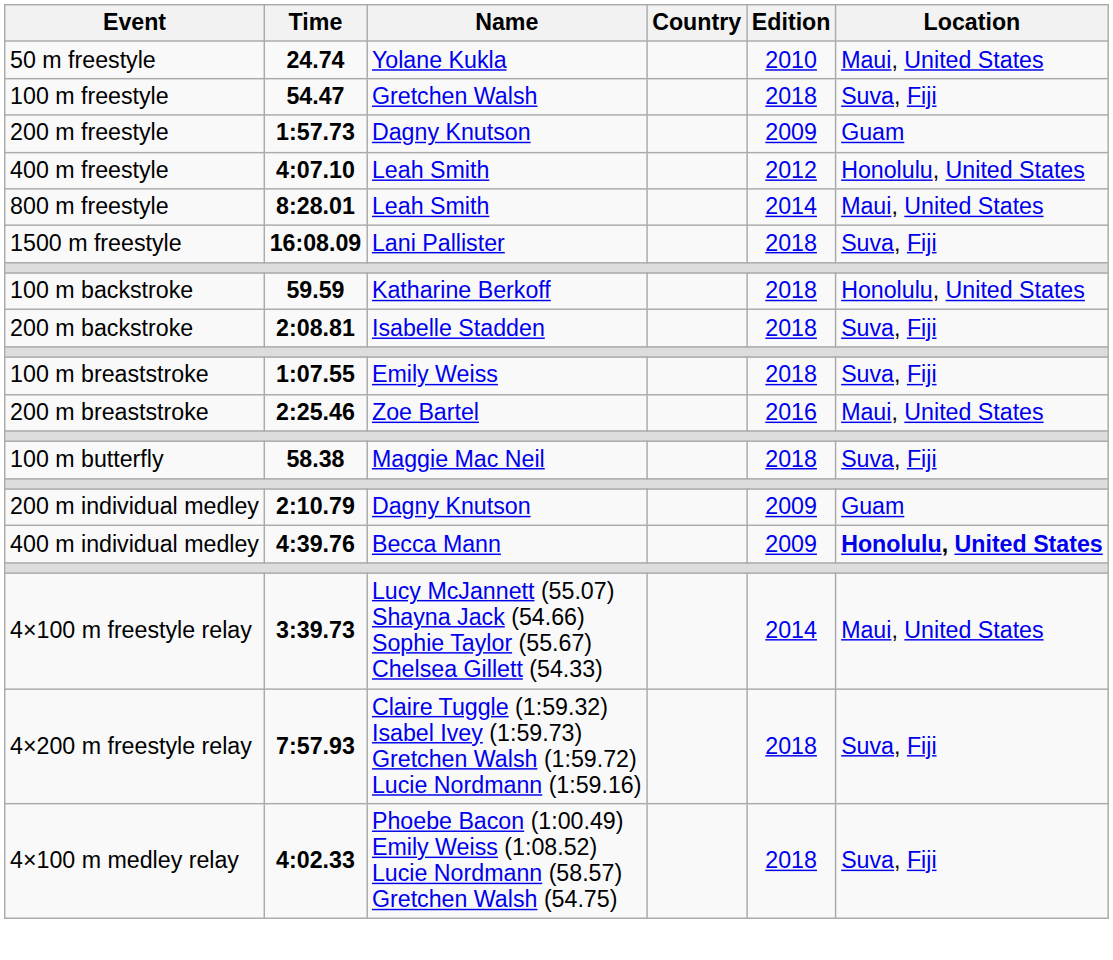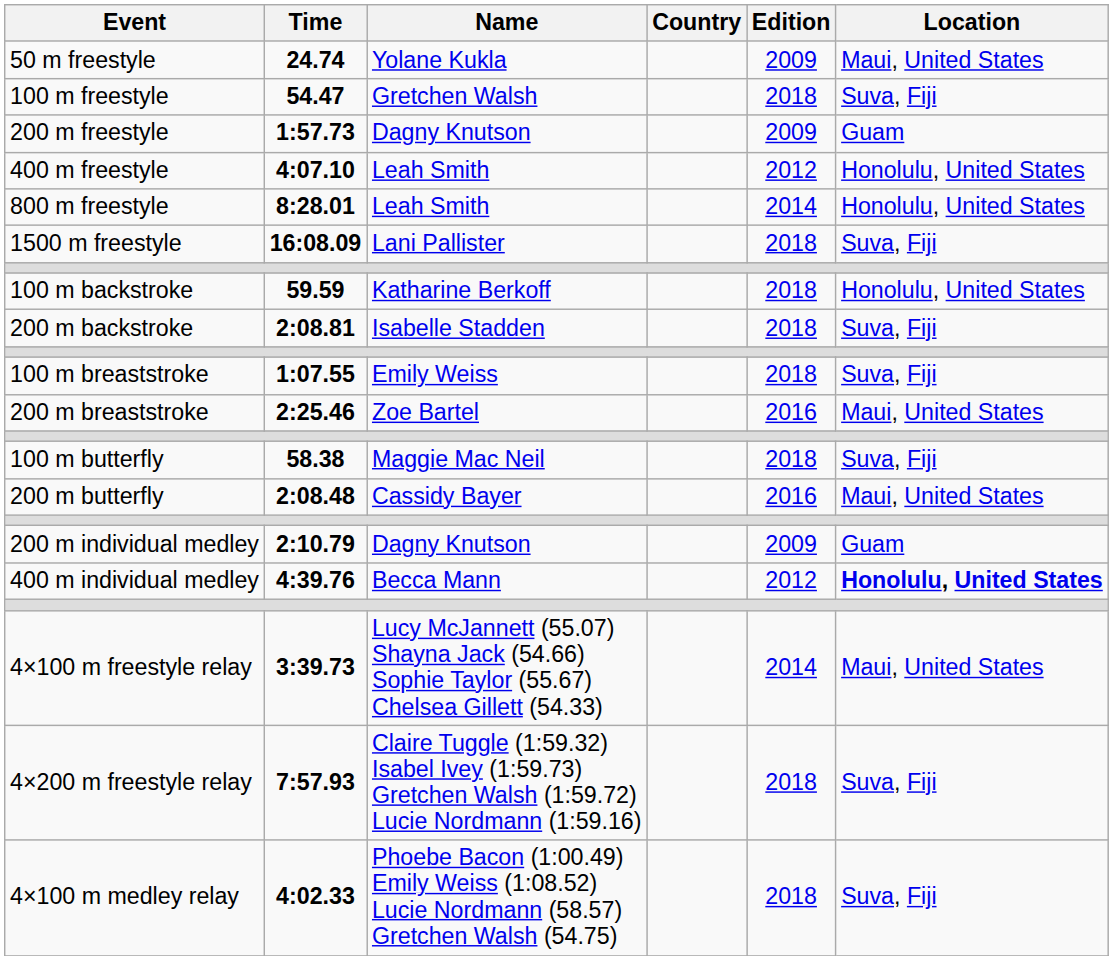(791, 59) 2010 -> (791, 59) 2009
(942, 206) Maui, United States -> (963, 206) Honolulu, United States
+ row: (87, 496)
(791, 543) 2009 -> (791, 580) 2012
